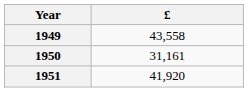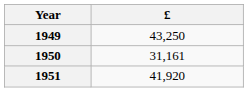(167, 35) 43,558 -> (167, 35) 43,250
